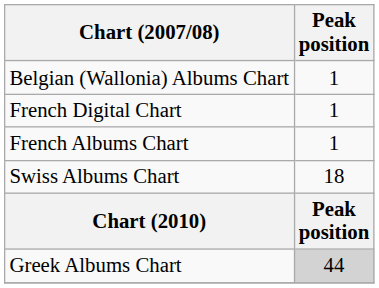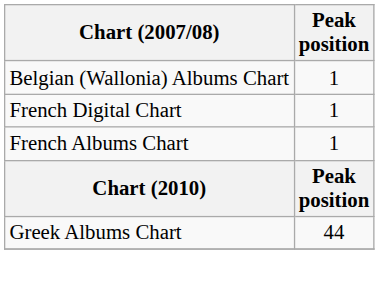- row: (94, 176)
(334, 265) lightgrey background -> (334, 232) no background
